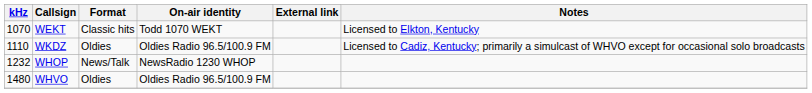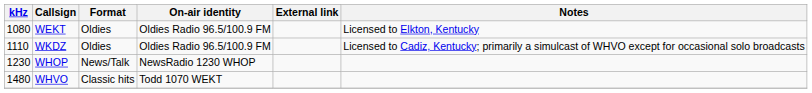(19, 29) 1070 -> (19, 29) 1080
(108, 29) Classic hits -> (96, 29) Oldies
(181, 29) Todd 1070 WEKT -> (205, 29) Oldies Radio 96.5/100.9 FM
(19, 63) 1232 -> (19, 63) 1230
(96, 79) Oldies -> (108, 79) Classic hits
(205, 79) Oldies Radio 96.5/100.9 FM -> (181, 79) Todd 1070 WEKT
